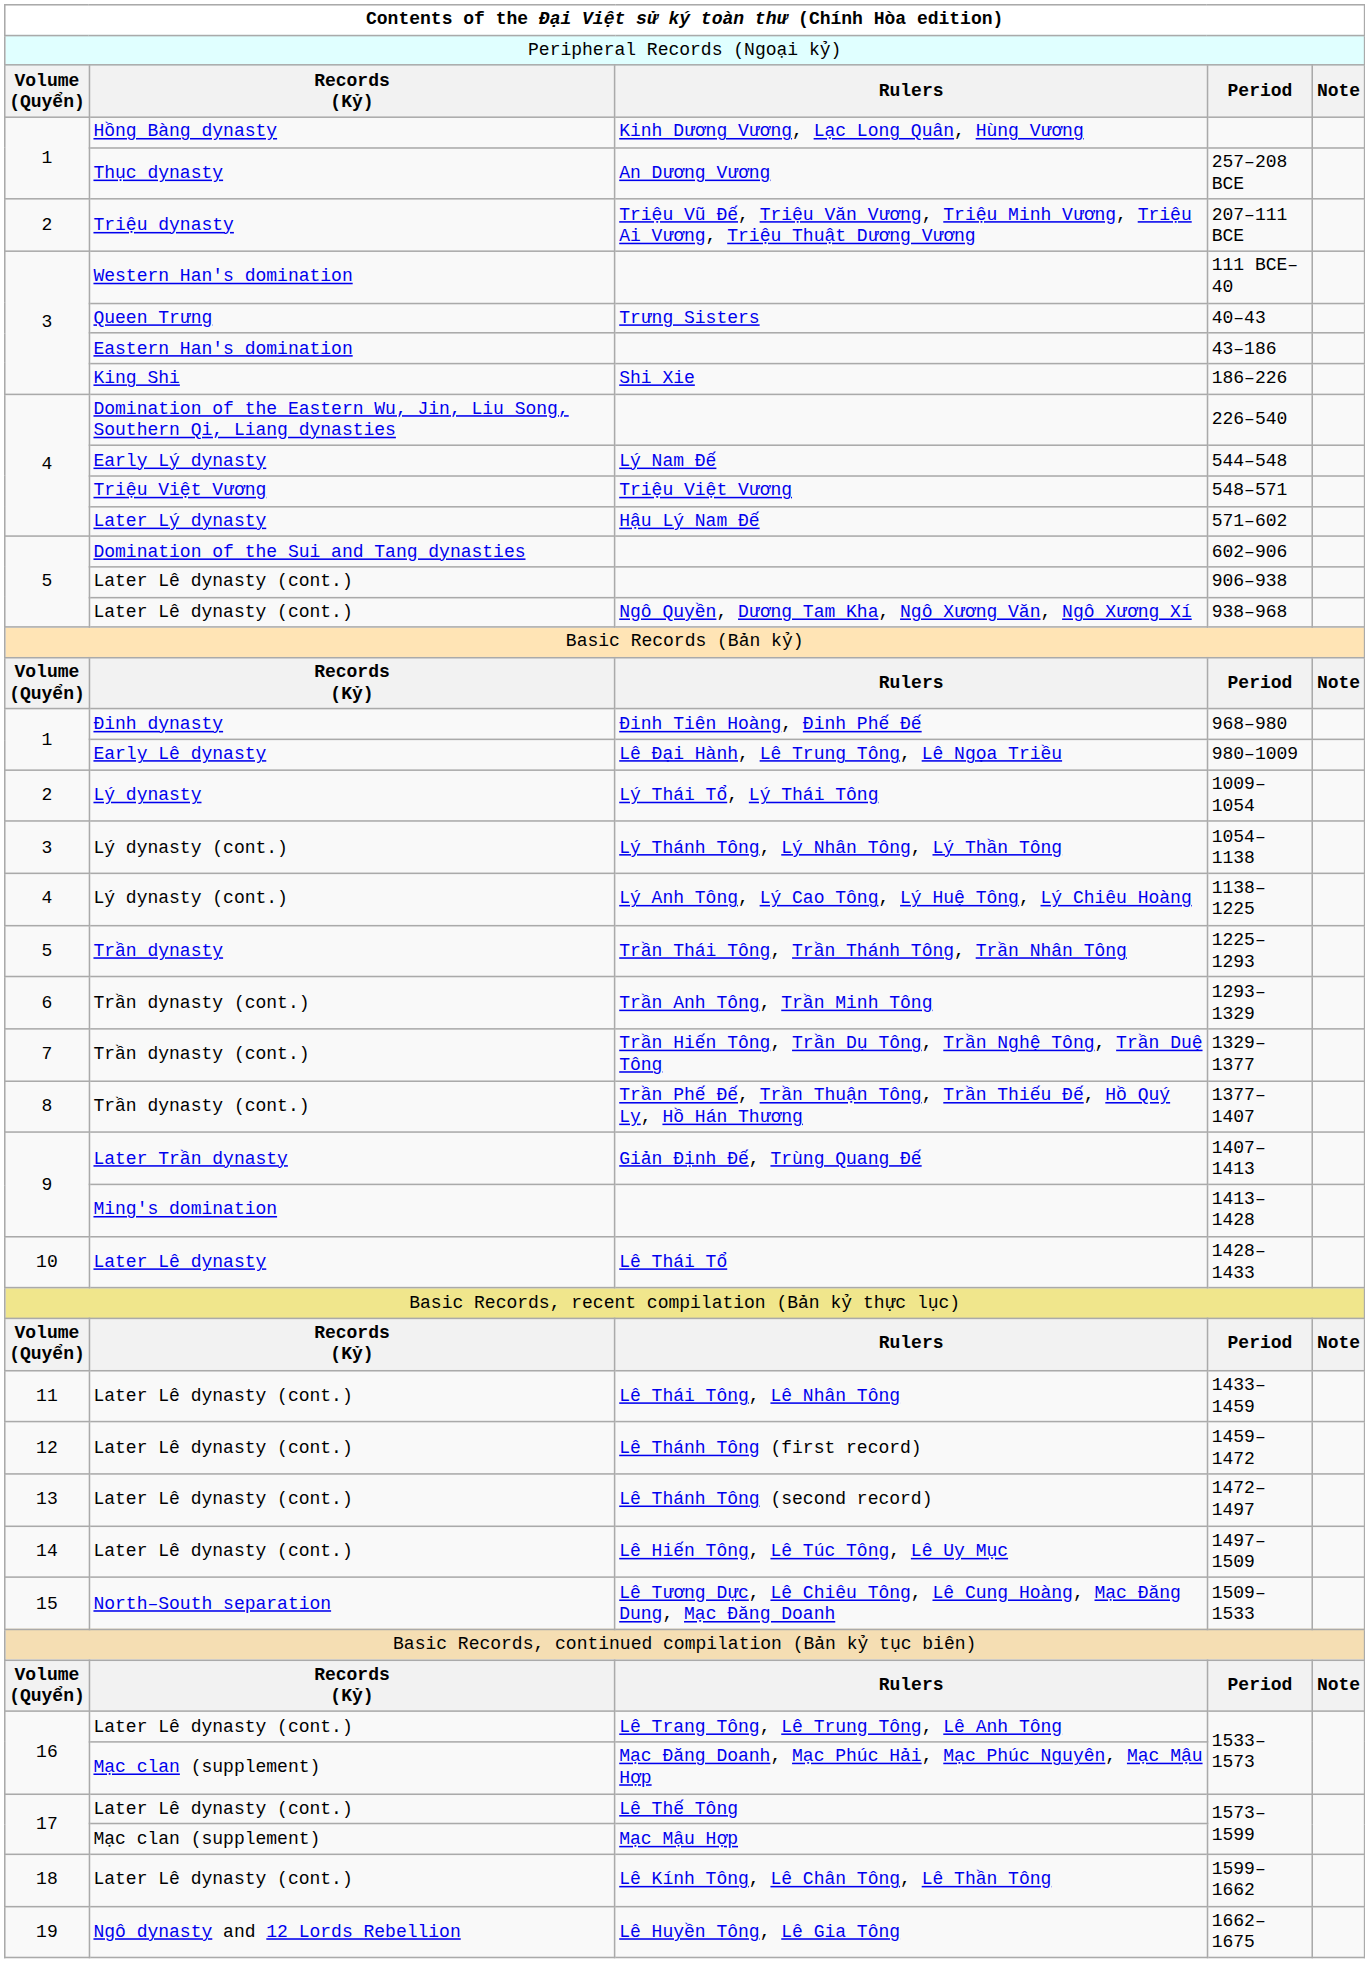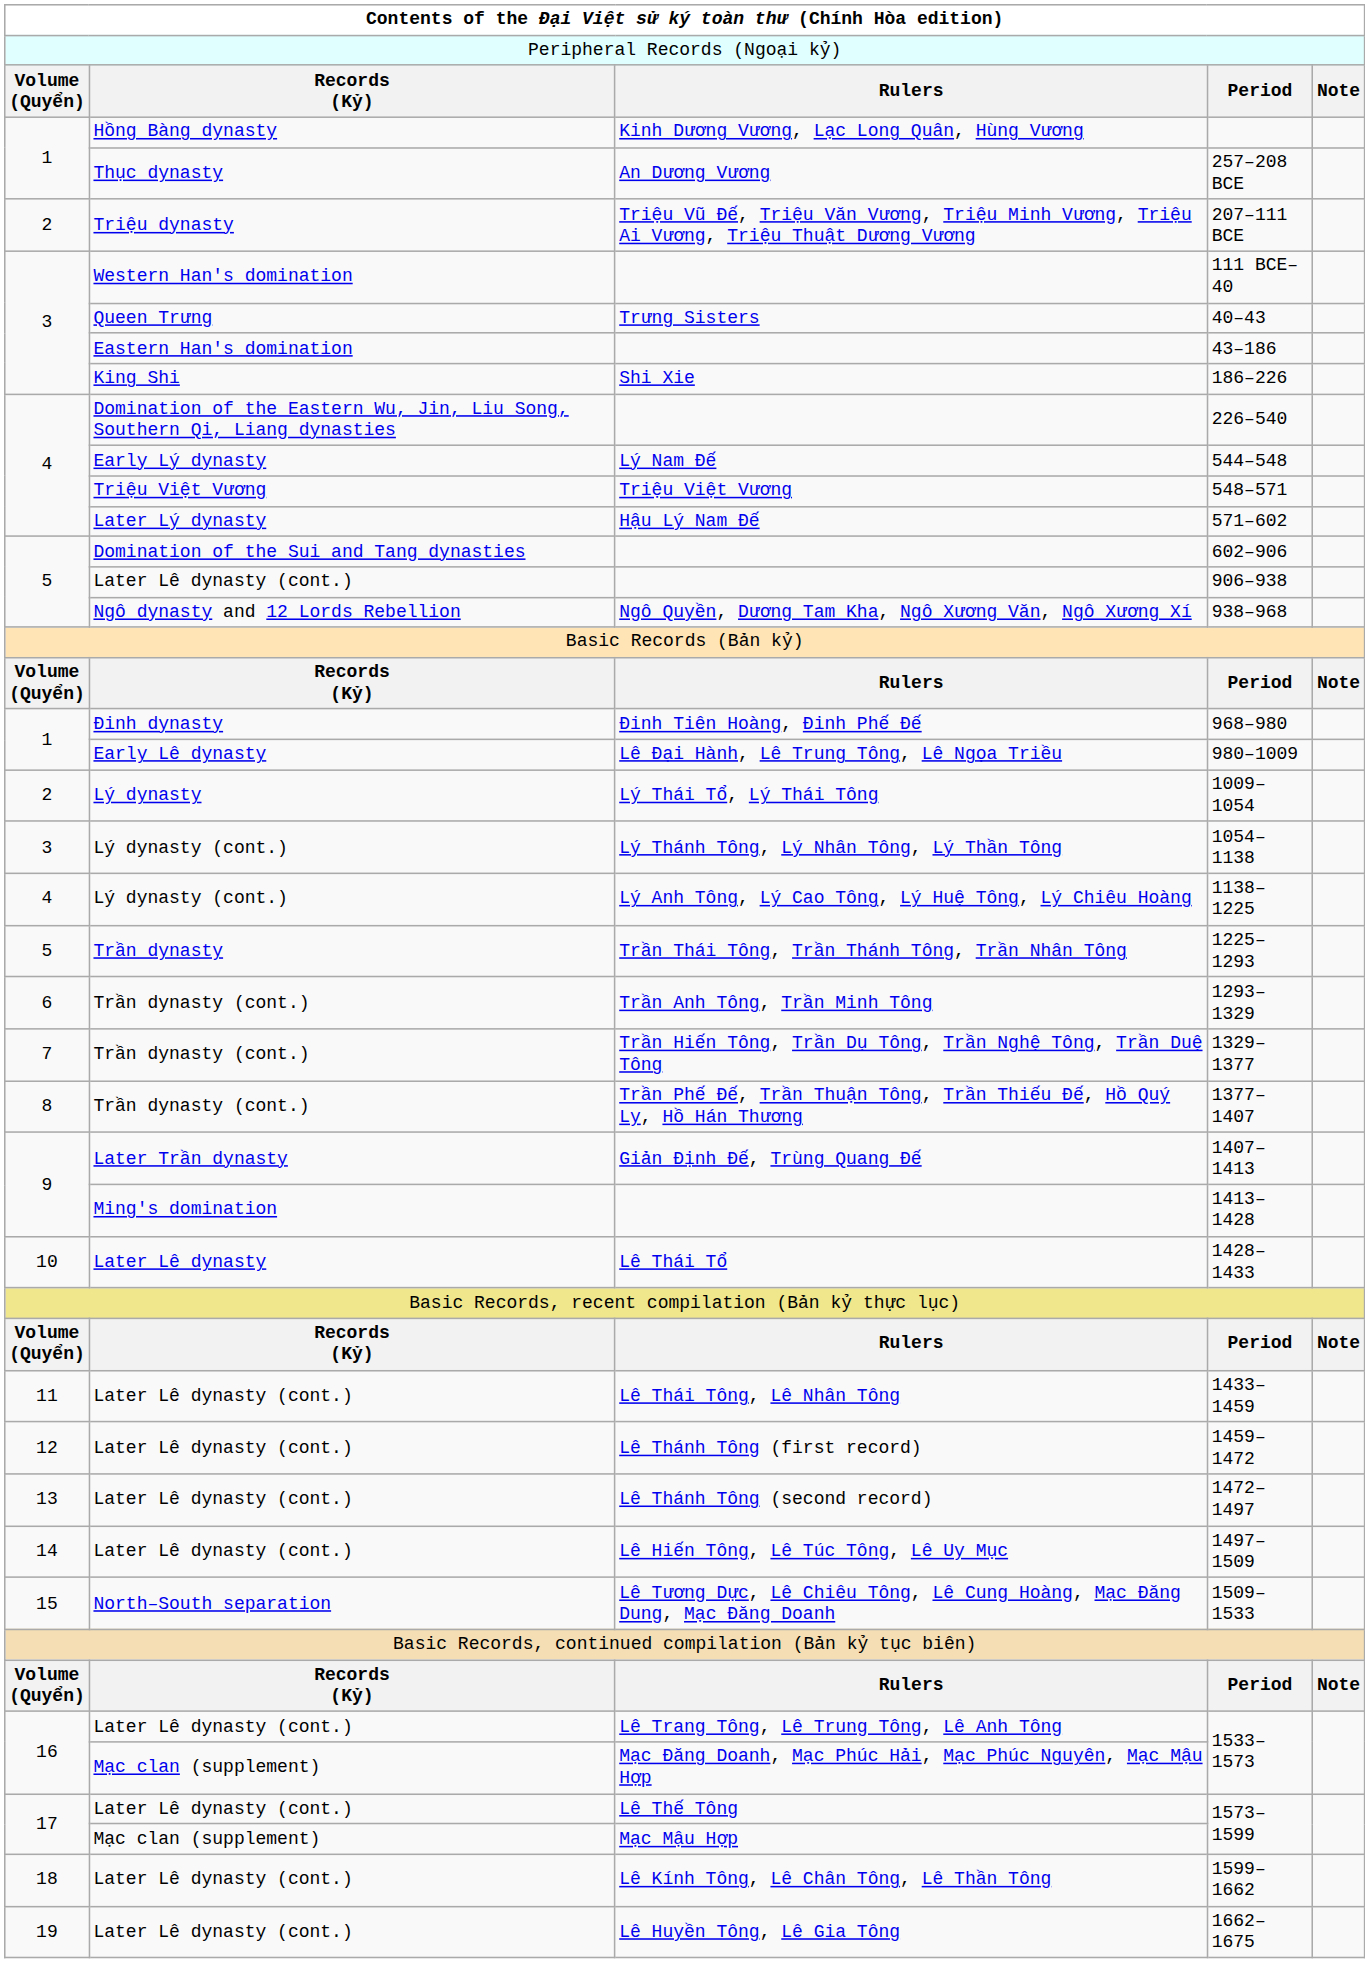(223, 612) Later Lê dynasty (cont.) -> (277, 612) Ngô dynasty and 12 Lords Rebellion
(277, 1932) Ngô dynasty and 12 Lords Rebellion -> (223, 1932) Later Lê dynasty (cont.)
